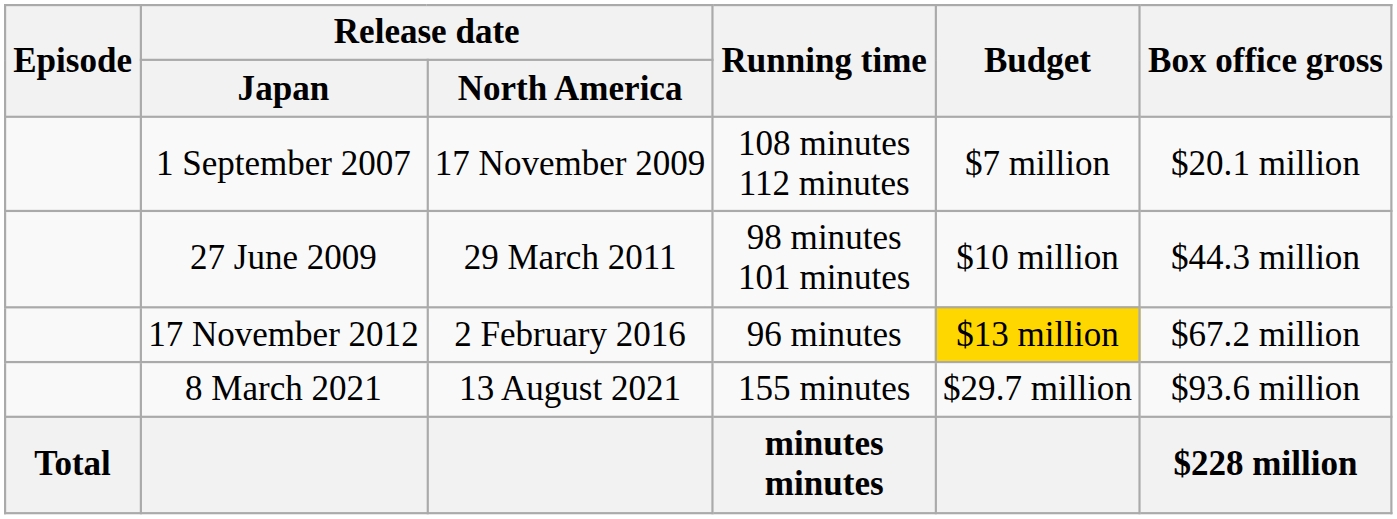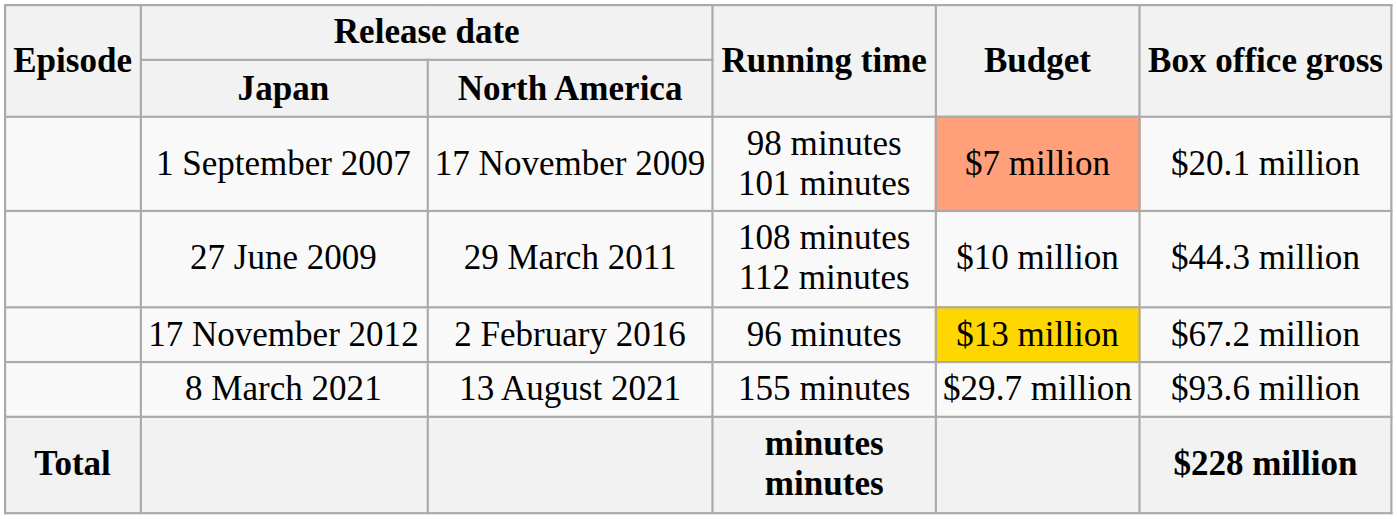(824, 163) 108 minutes 112 minutes -> (824, 163) 98 minutes 101 minutes
(1037, 163) no background -> (1037, 163) lightsalmon background
(824, 258) 98 minutes 101 minutes -> (824, 258) 108 minutes 112 minutes
